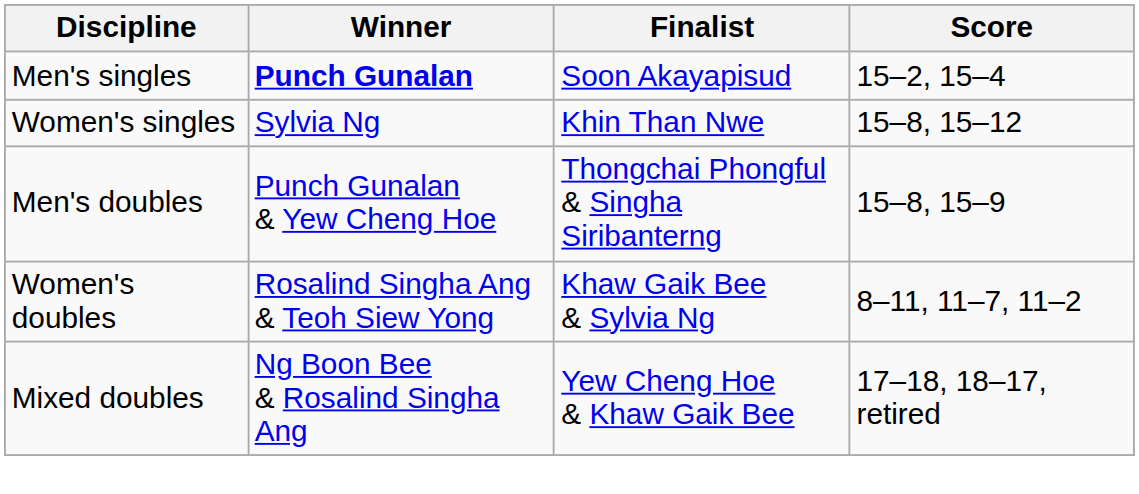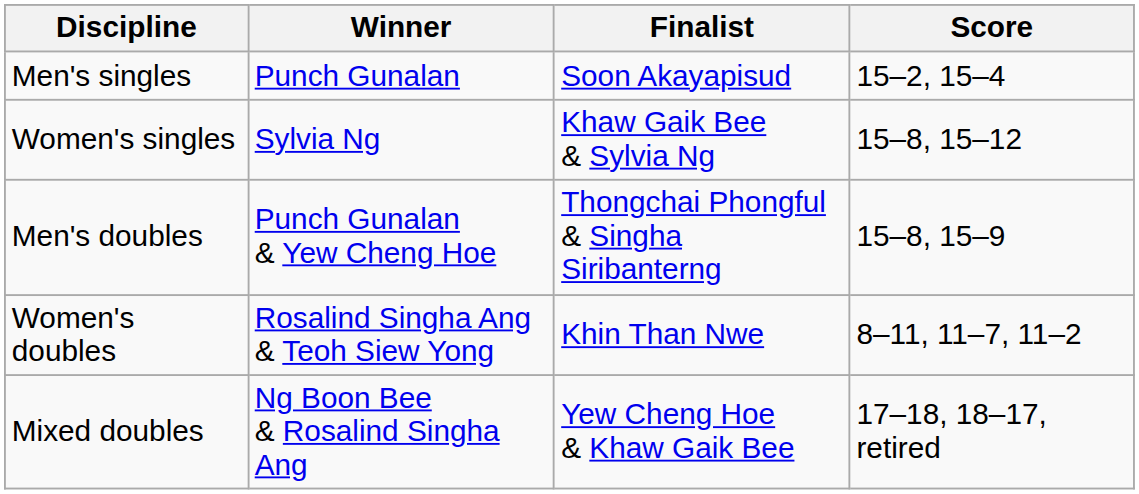(364, 75) bold -> (357, 75) normal
(663, 122) Khin Than Nwe -> (664, 139) Khaw Gaik Bee & Sylvia Ng
(664, 300) Khaw Gaik Bee & Sylvia Ng -> (663, 334) Khin Than Nwe
